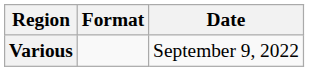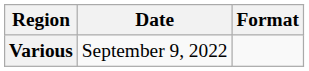columns swapped: (113, 19) <-> (226, 19)
